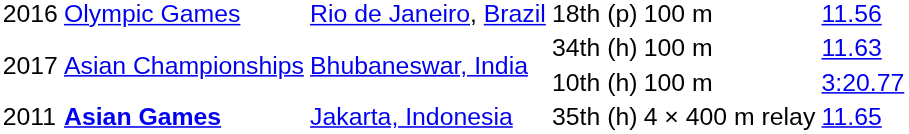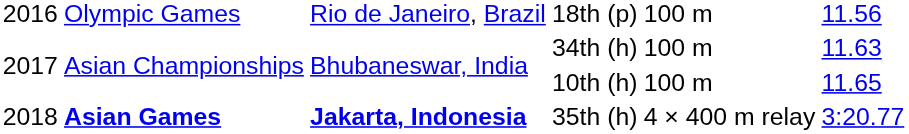(863, 82) 3:20.77 -> (852, 82) 11.65
(29, 116) 2011 -> (30, 116) 2018
(411, 116) normal -> (418, 116) bold
(852, 116) 11.65 -> (863, 116) 3:20.77
